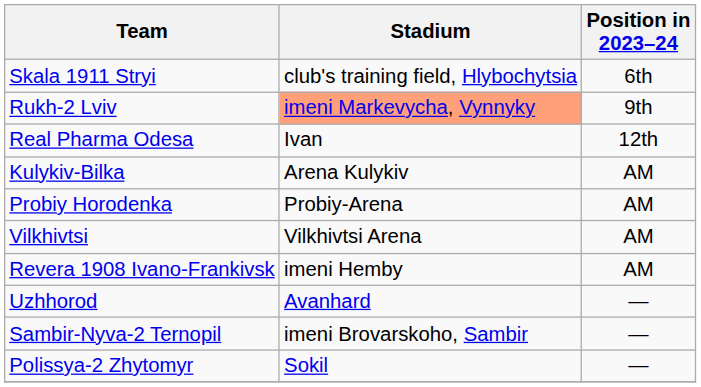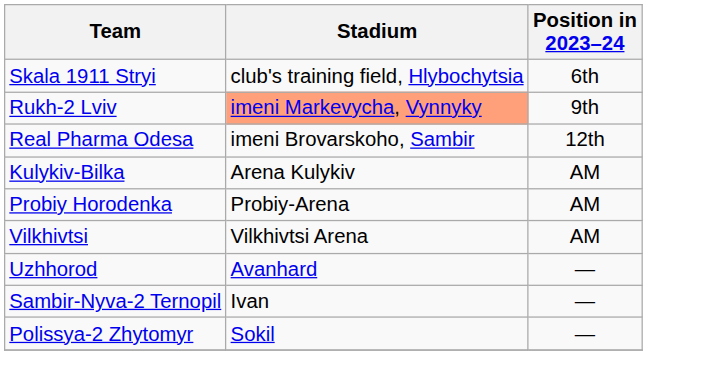(303, 140) Ivan -> (353, 140) imeni Brovarskoho, Sambir
- row: (142, 269)
(406, 333) imeni Brovarskoho, Sambir -> (250, 301) Ivan
